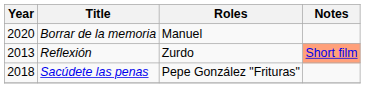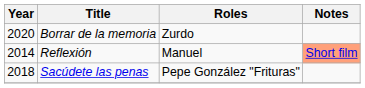(182, 33) Manuel -> (178, 33) Zurdo
(21, 53) 2013 -> (21, 53) 2014
(178, 53) Zurdo -> (182, 53) Manuel
